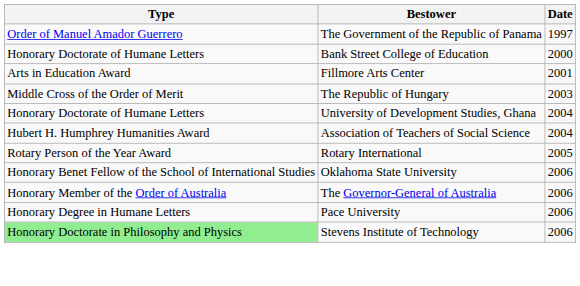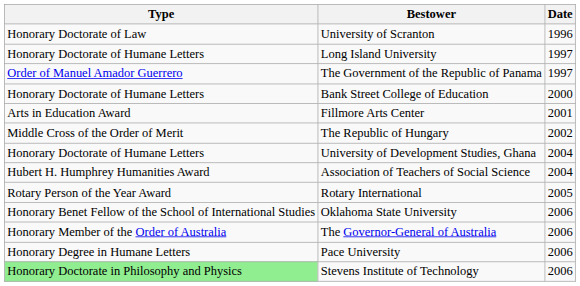+ row: (378, 34)
+ row: (379, 53)
(560, 93) 2003 -> (560, 133) 2002
